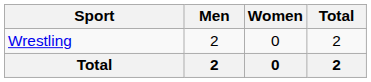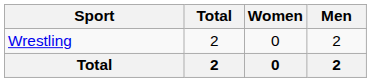columns swapped: (214, 16) <-> (336, 16)
